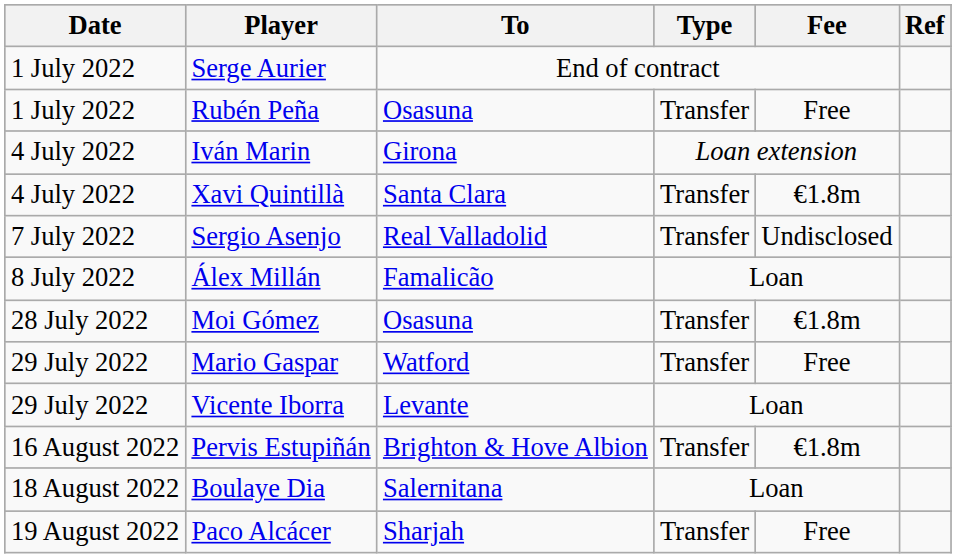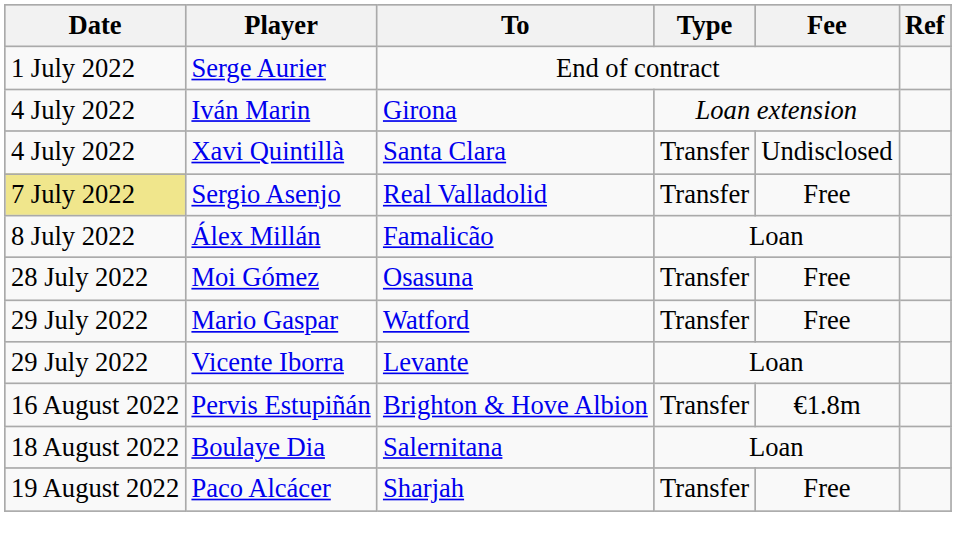- row: (255, 109)
(827, 194) €1.8m -> (827, 151) Undisclosed
(73, 236) no background -> (73, 194) khaki background
(827, 236) Undisclosed -> (827, 194) Free
(827, 320) €1.8m -> (827, 278) Free
